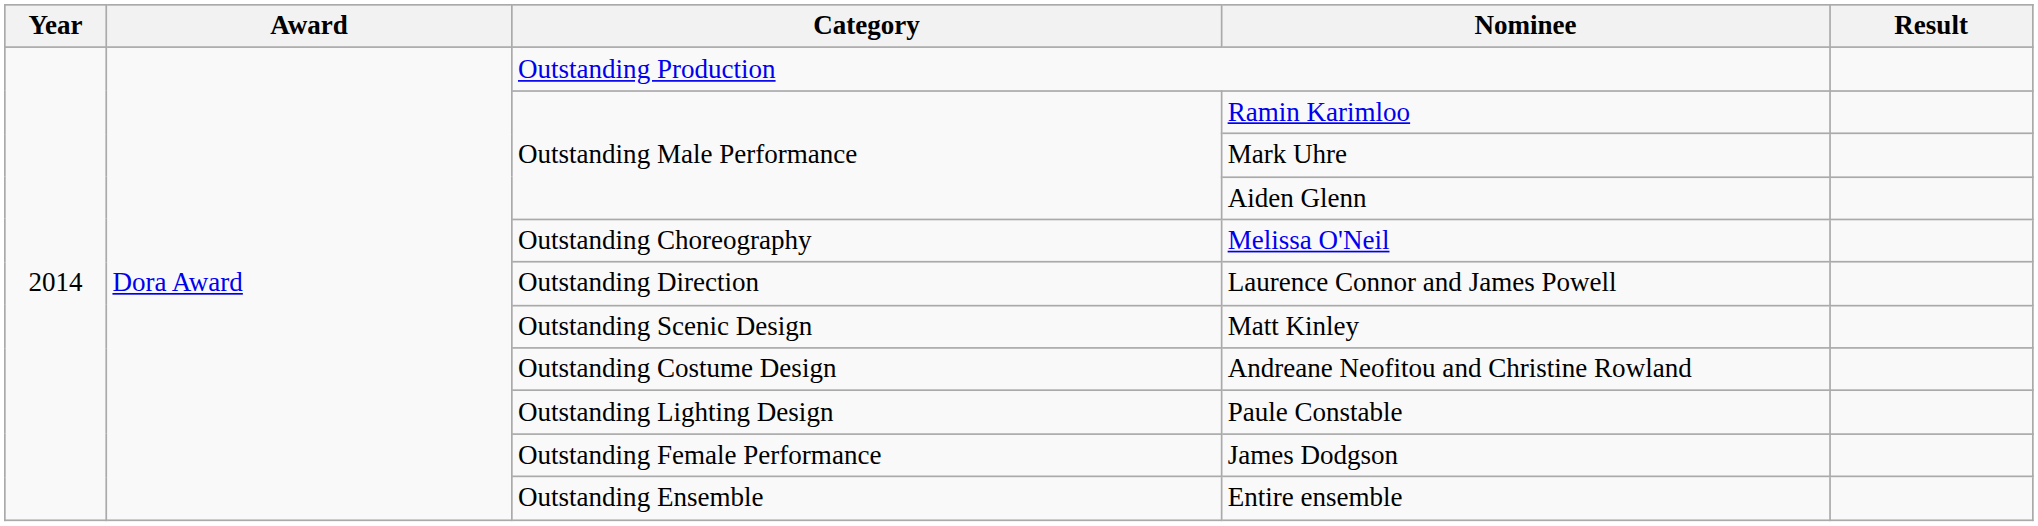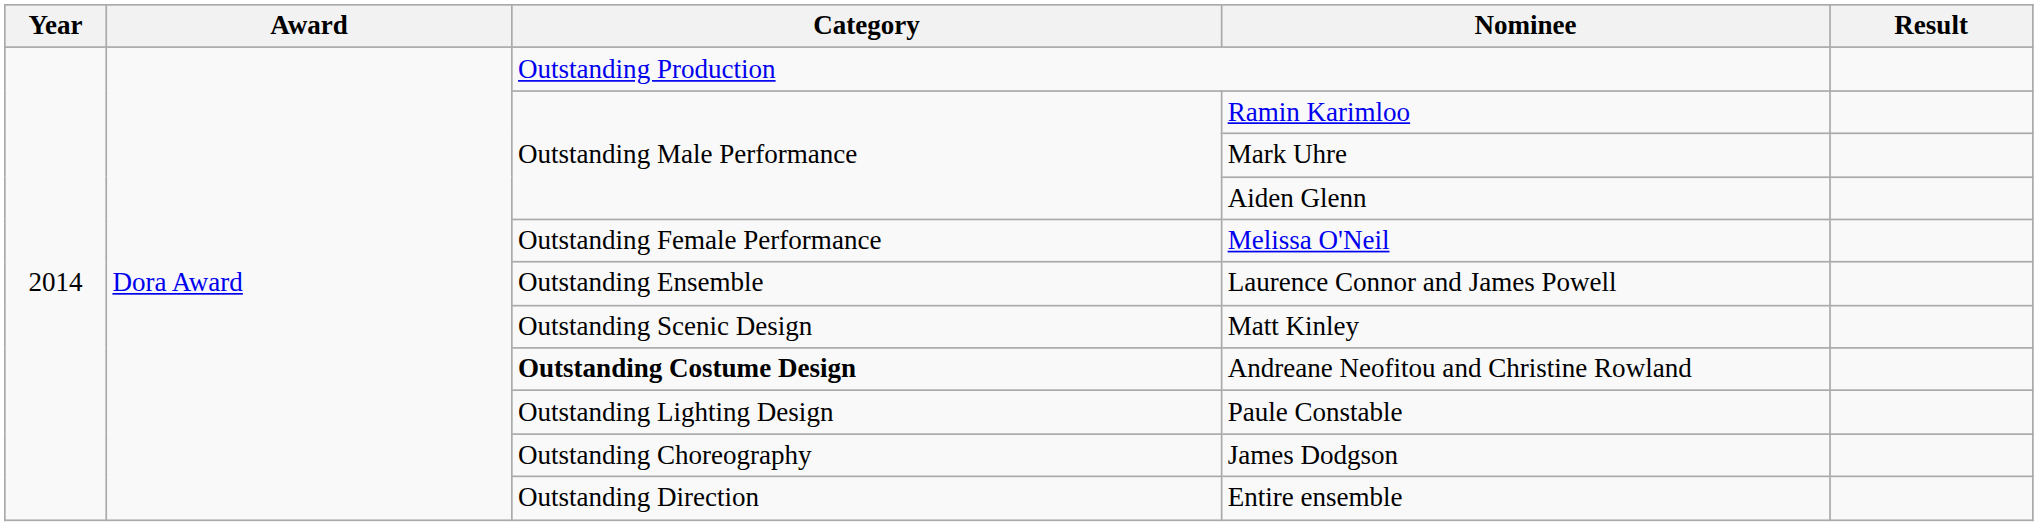(665, 240) Outstanding Choreography -> (700, 240) Outstanding Female Performance
(639, 283) Outstanding Direction -> (641, 283) Outstanding Ensemble
(677, 369) normal -> (687, 369) bold
(700, 454) Outstanding Female Performance -> (665, 454) Outstanding Choreography
(641, 497) Outstanding Ensemble -> (639, 497) Outstanding Direction
